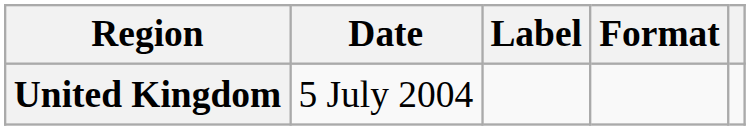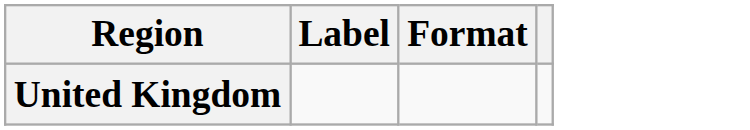- column: (386, 34)
